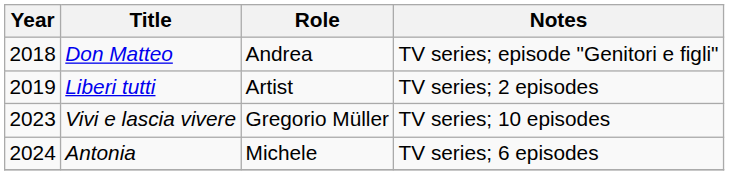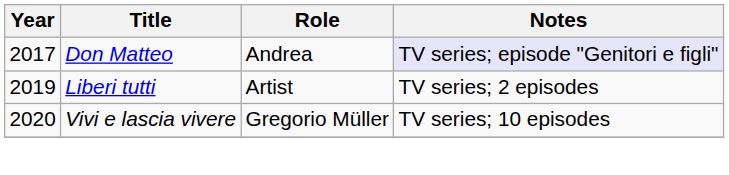(33, 53) 2018 -> (33, 53) 2017
(559, 53) no background -> (559, 53) lavender background
(33, 119) 2023 -> (33, 119) 2020
- row: (101, 152)
